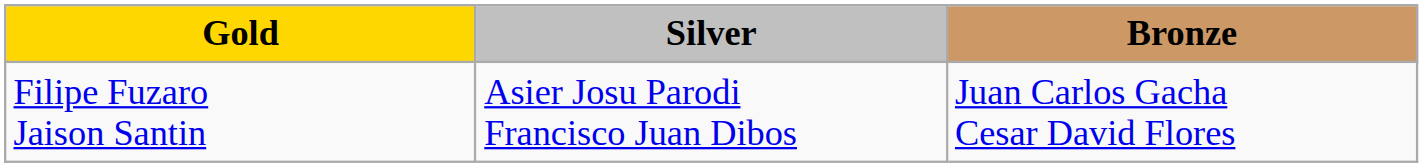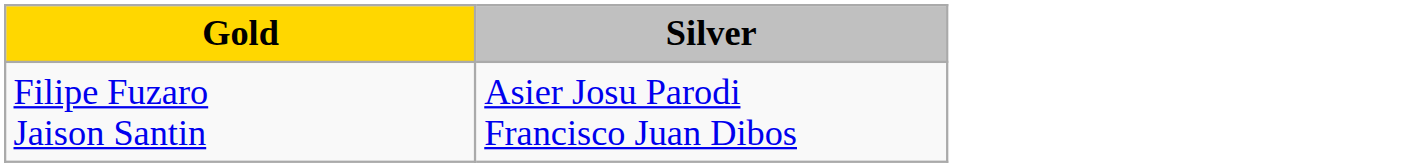- column: (1182, 33)
